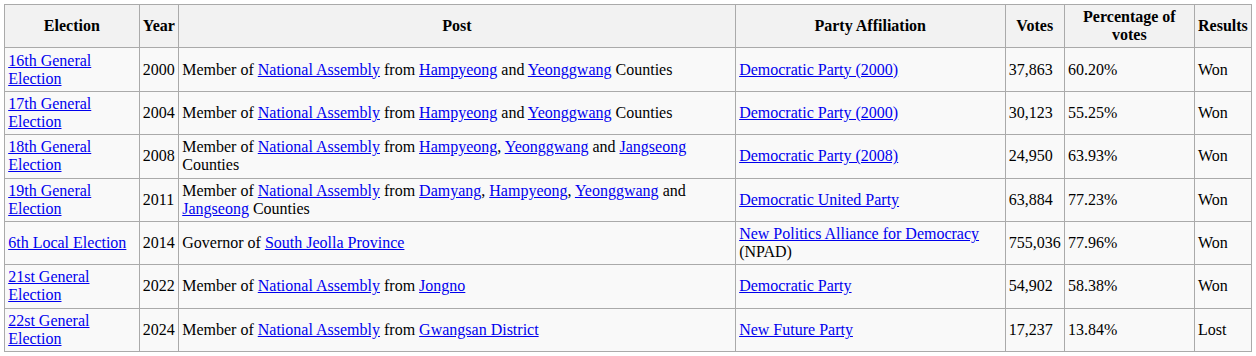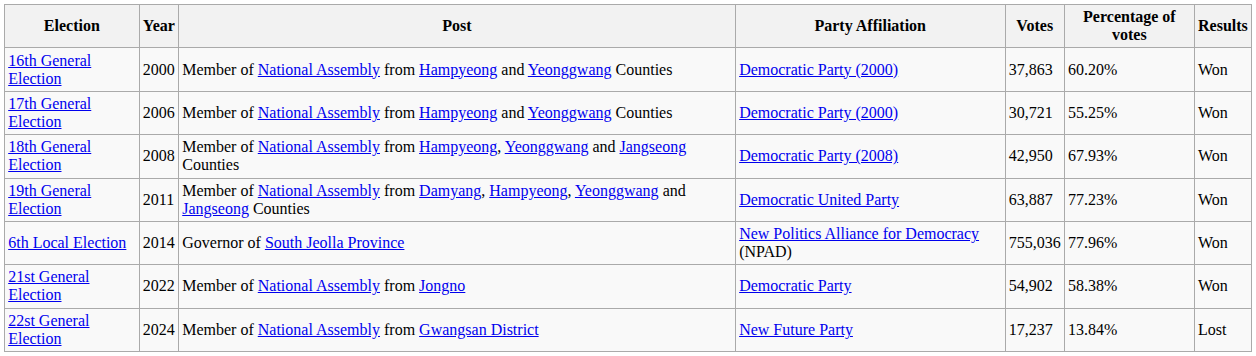(159, 112) 2004 -> (159, 112) 2006
(1031, 112) 30,123 -> (1031, 112) 30,721
(1031, 156) 24,950 -> (1031, 156) 42,950
(1093, 156) 63.93% -> (1093, 156) 67.93%
(1031, 199) 63,884 -> (1031, 199) 63,887
